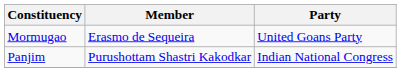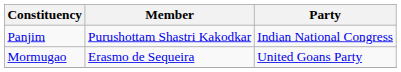rows swapped: (37, 36) <-> (26, 57)
